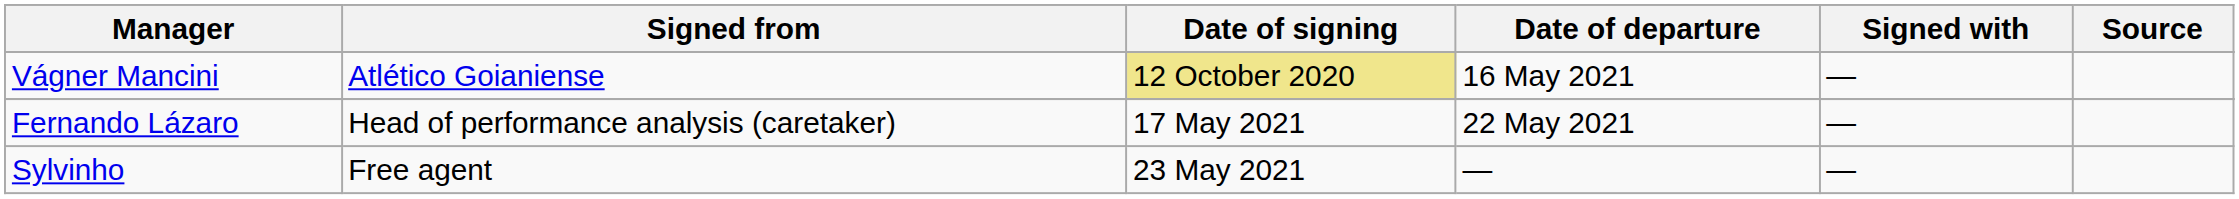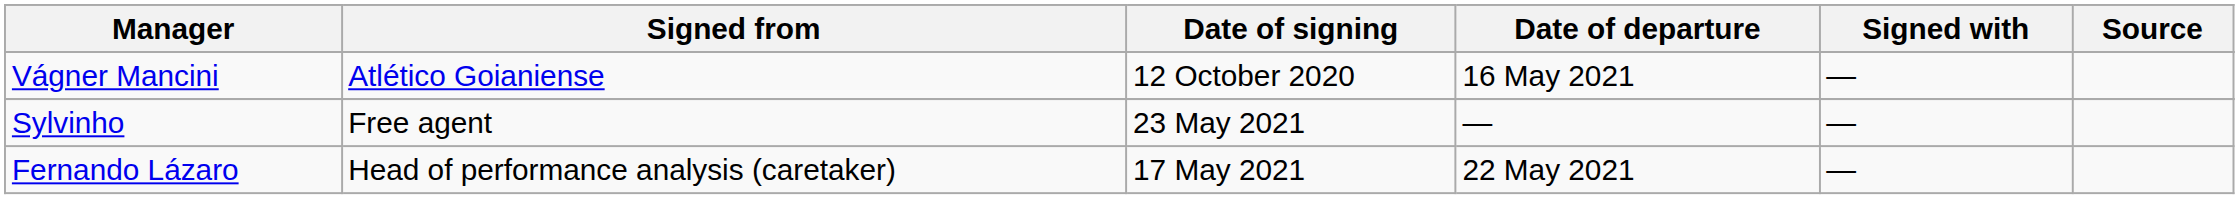(1244, 76) khaki background -> (1244, 76) no background
rows swapped: (125, 123) <-> (68, 170)
